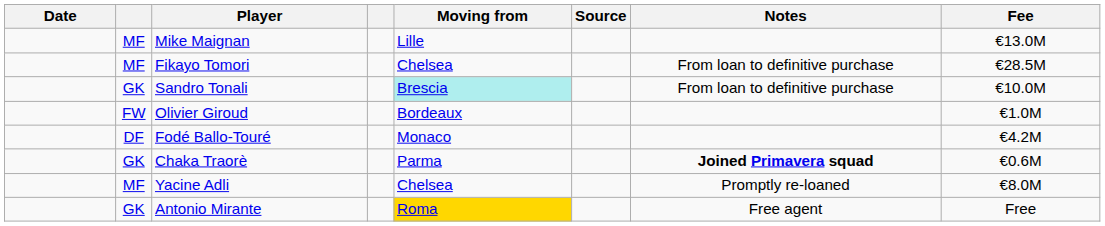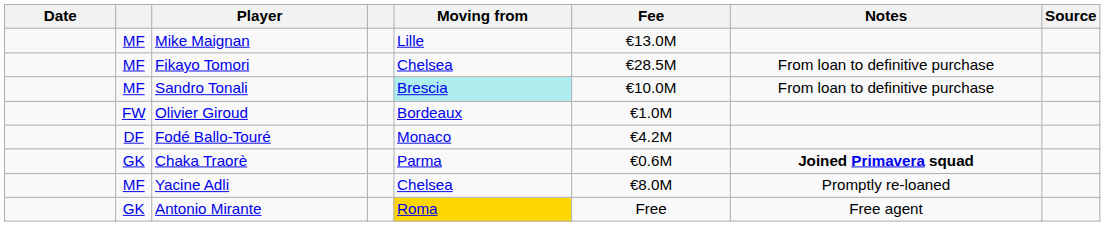columns swapped: (1021, 16) <-> (601, 16)
(134, 88) GK -> (134, 88) MF
